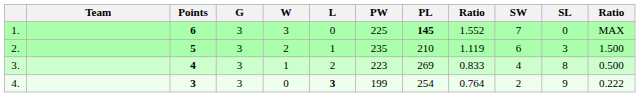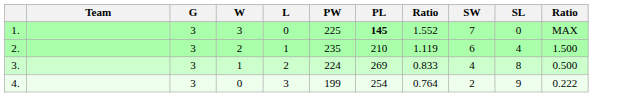- column: (193, 13)
(565, 48) 3 -> (518, 48) 4
(379, 65) 223 -> (332, 65) 224
(332, 83) bold -> (286, 83) normal
